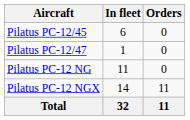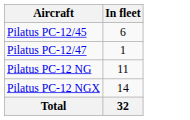- column: (164, 13)
